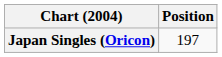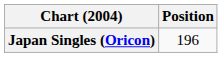(188, 40) 197 -> (188, 40) 196
